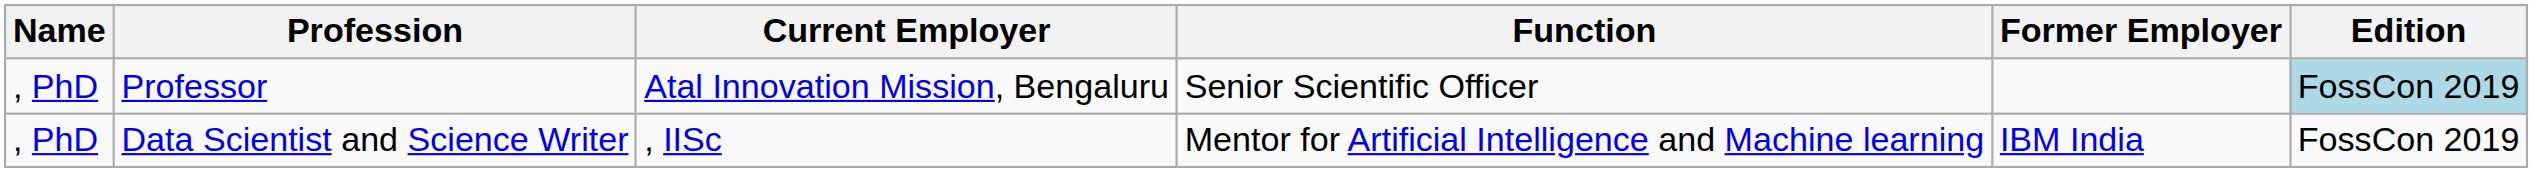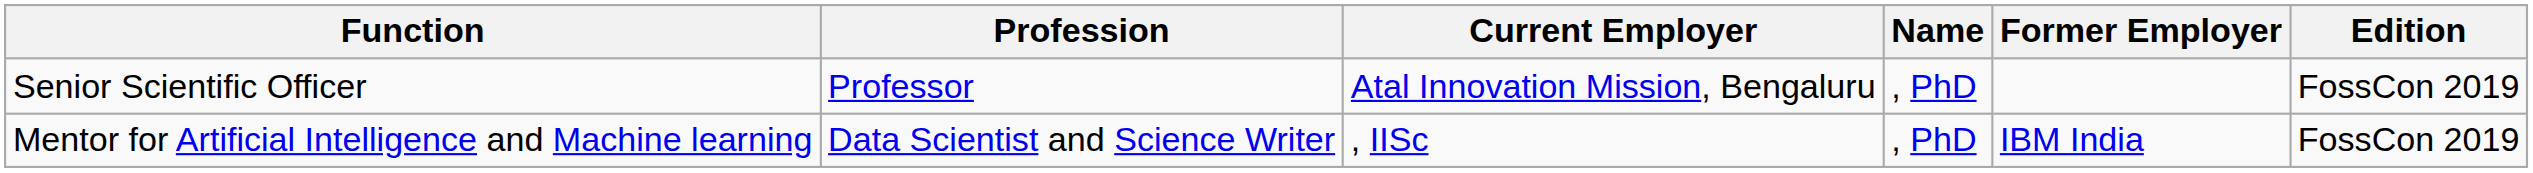columns swapped: (59, 31) <-> (1584, 31)
(2409, 85) lightblue background -> (2409, 85) no background
